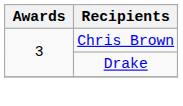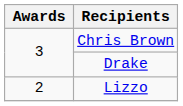+ row: (126, 88)
